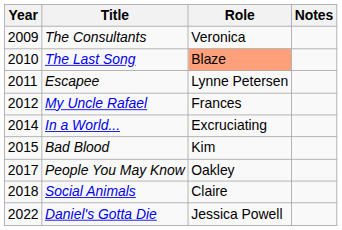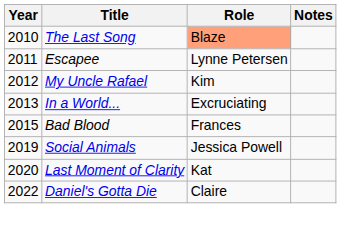- row: (96, 37)
(216, 103) Frances -> (203, 81) Kim
(23, 125) 2014 -> (23, 103) 2013
(203, 147) Kim -> (216, 125) Frances
- row: (115, 170)
(23, 192) 2018 -> (23, 147) 2019
(209, 192) Claire -> (236, 147) Jessica Powell
+ row: (115, 170)
(237, 214) Jessica Powell -> (209, 192) Claire
